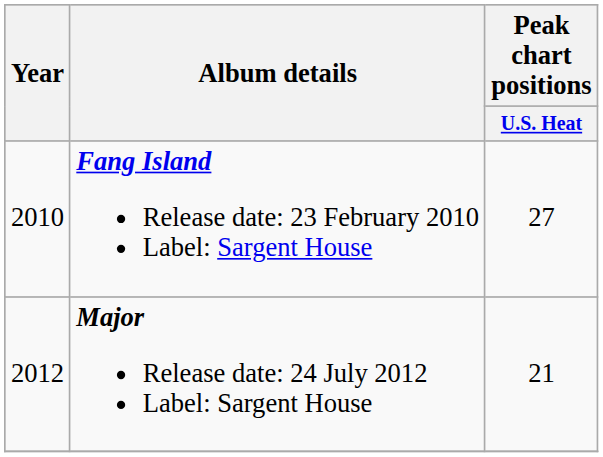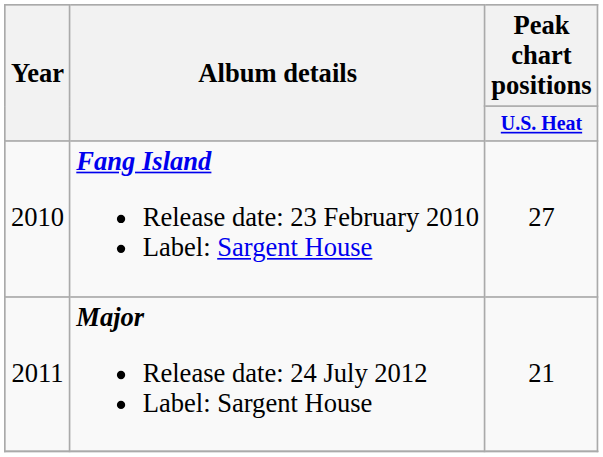(38, 373) 2012 -> (38, 373) 2011
